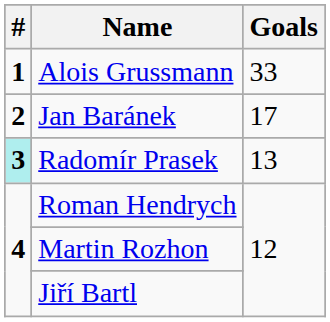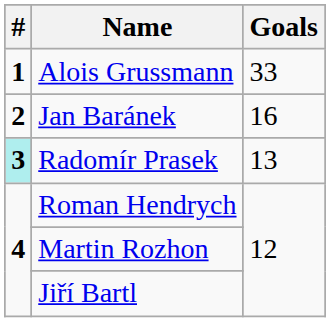(263, 115) 17 -> (263, 115) 16
